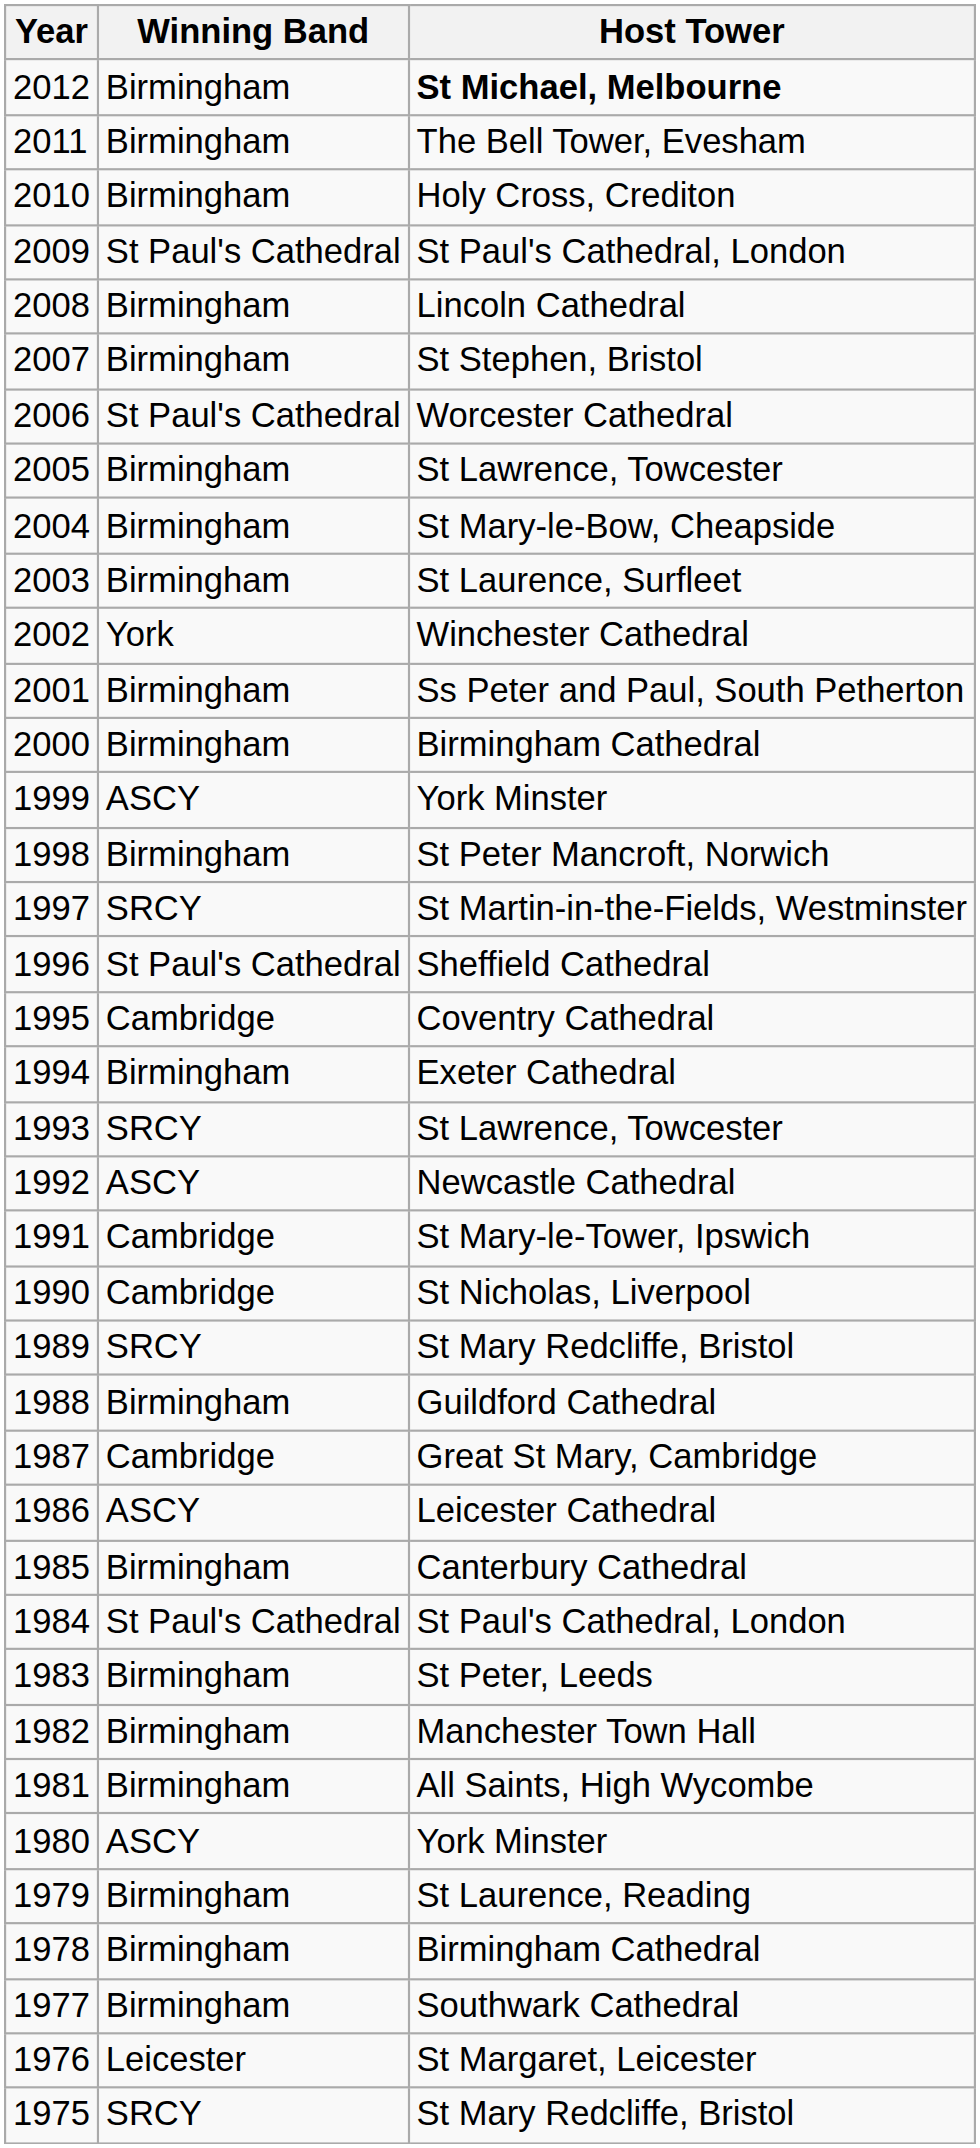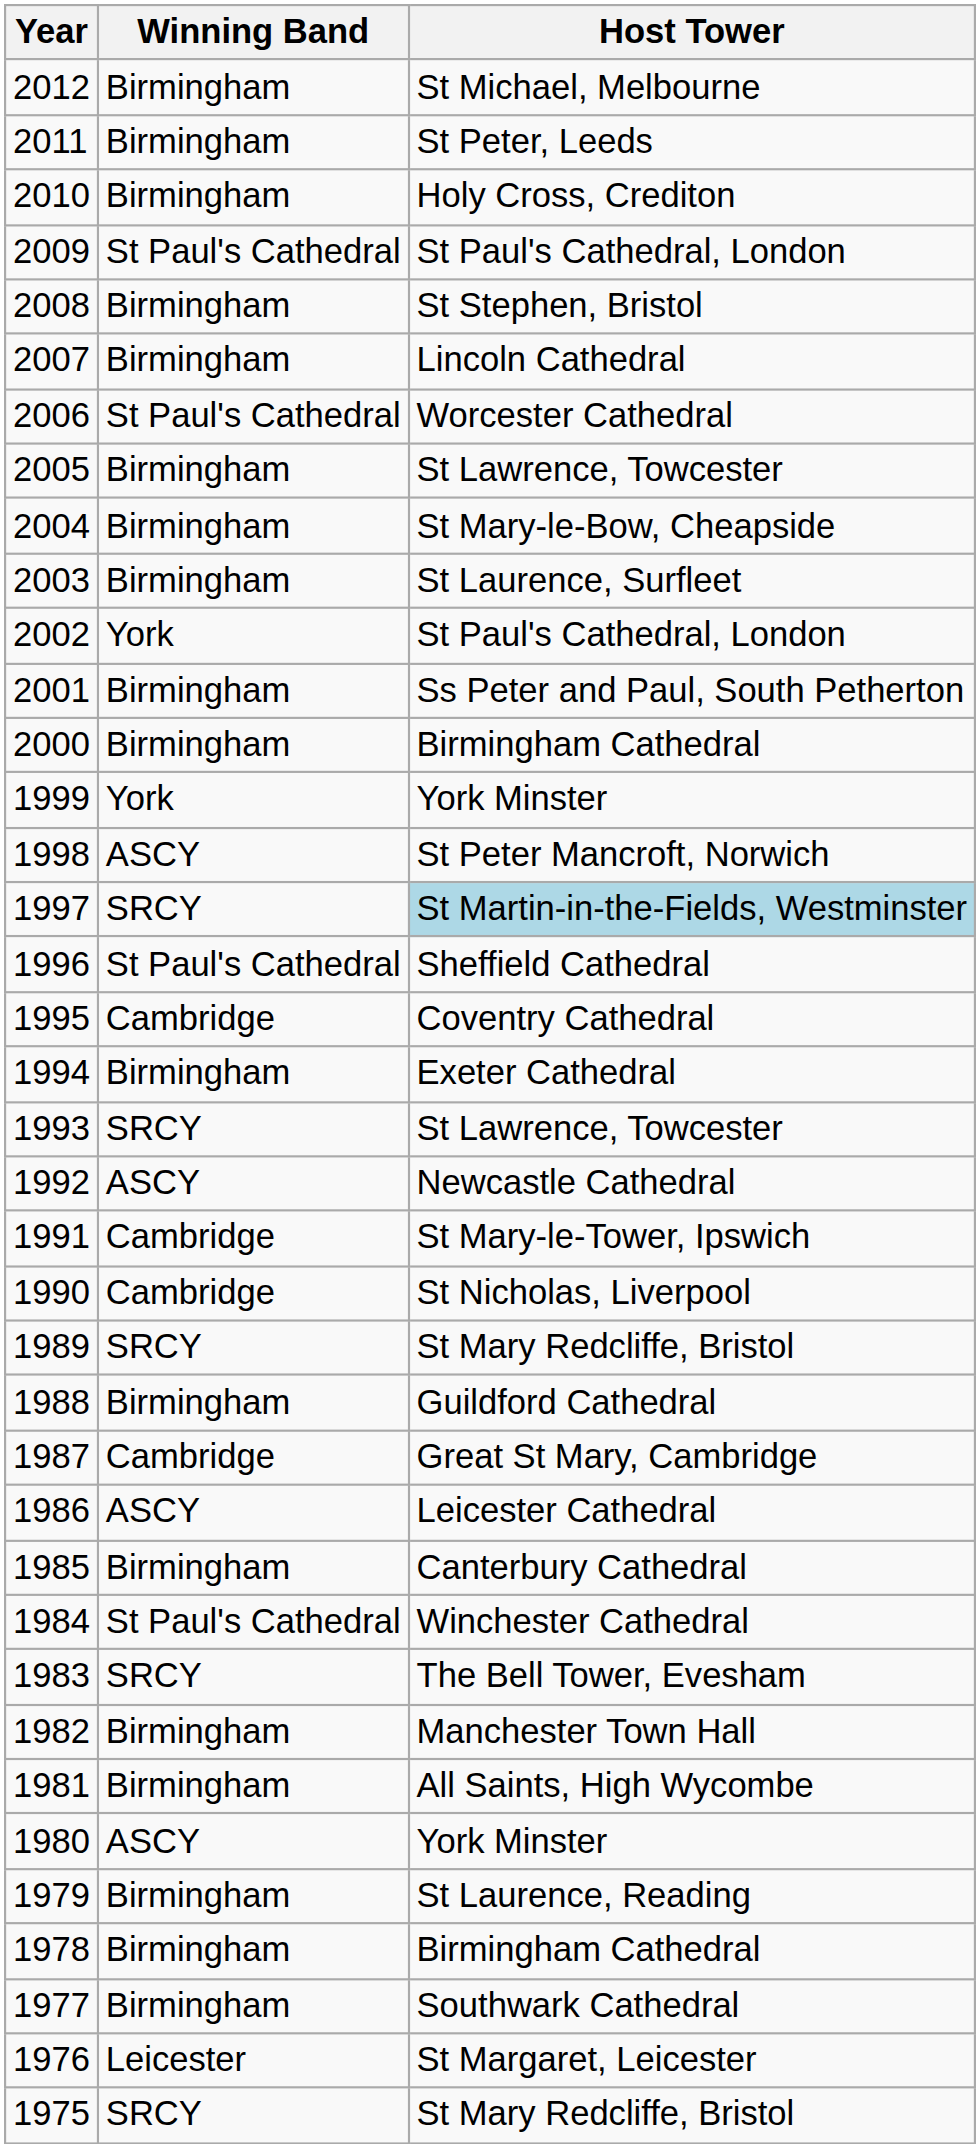(599, 86) bold -> (588, 86) normal
(611, 141) The Bell Tower, Evesham -> (535, 141) St Peter, Leeds
(551, 305) Lincoln Cathedral -> (560, 305) St Stephen, Bristol
(560, 360) St Stephen, Bristol -> (551, 360) Lincoln Cathedral
(583, 634) Winchester Cathedral -> (631, 634) St Paul's Cathedral, London
(153, 799) ASCY -> (140, 799) York
(198, 854) Birmingham -> (153, 854) ASCY
(692, 908) no background -> (692, 908) lightblue background
(631, 1621) St Paul's Cathedral, London -> (583, 1621) Winchester Cathedral
(198, 1676) Birmingham -> (154, 1676) SRCY
(535, 1676) St Peter, Leeds -> (611, 1676) The Bell Tower, Evesham
